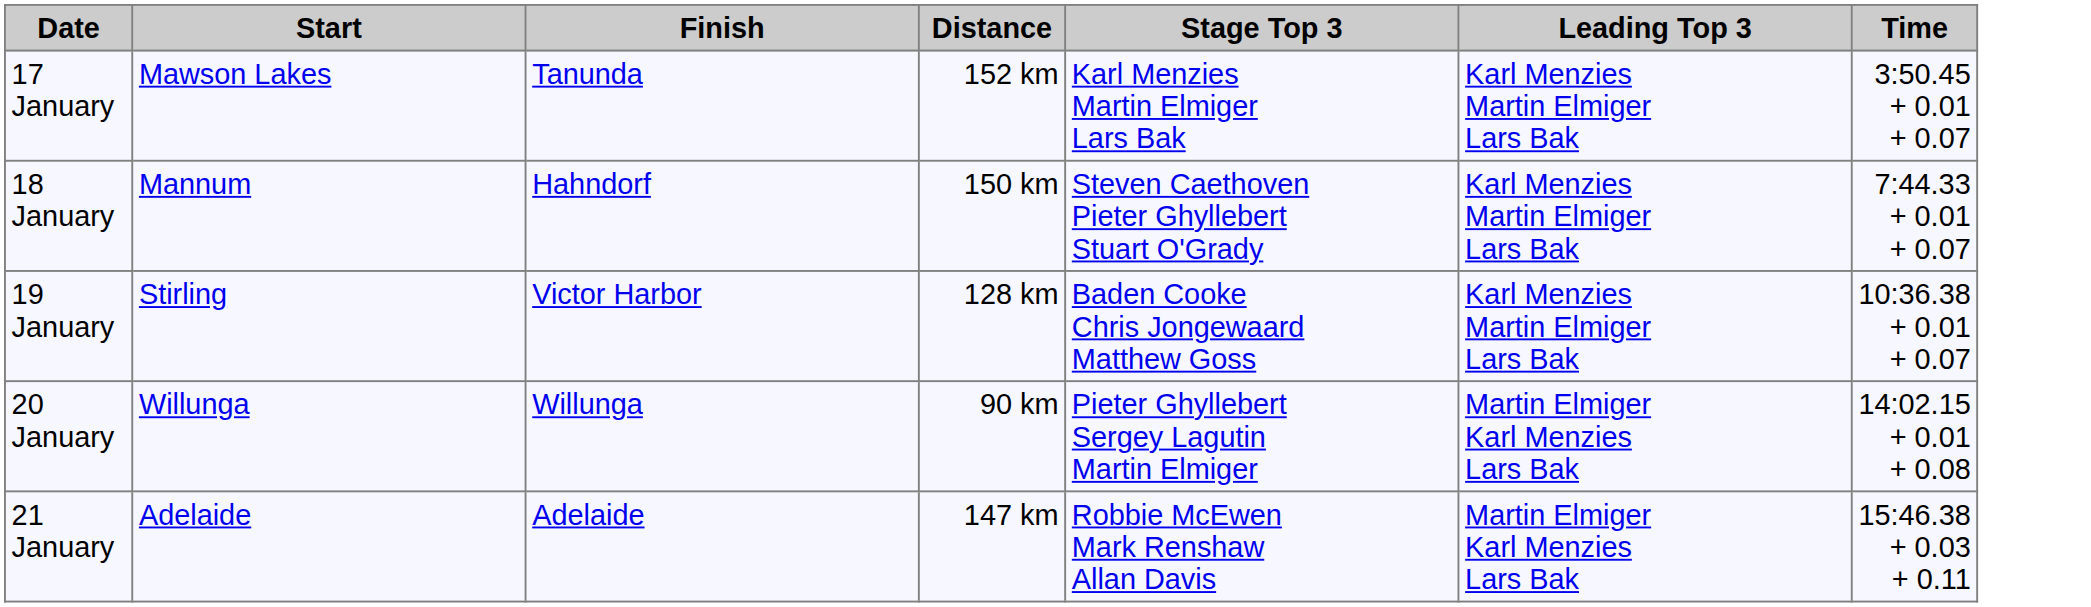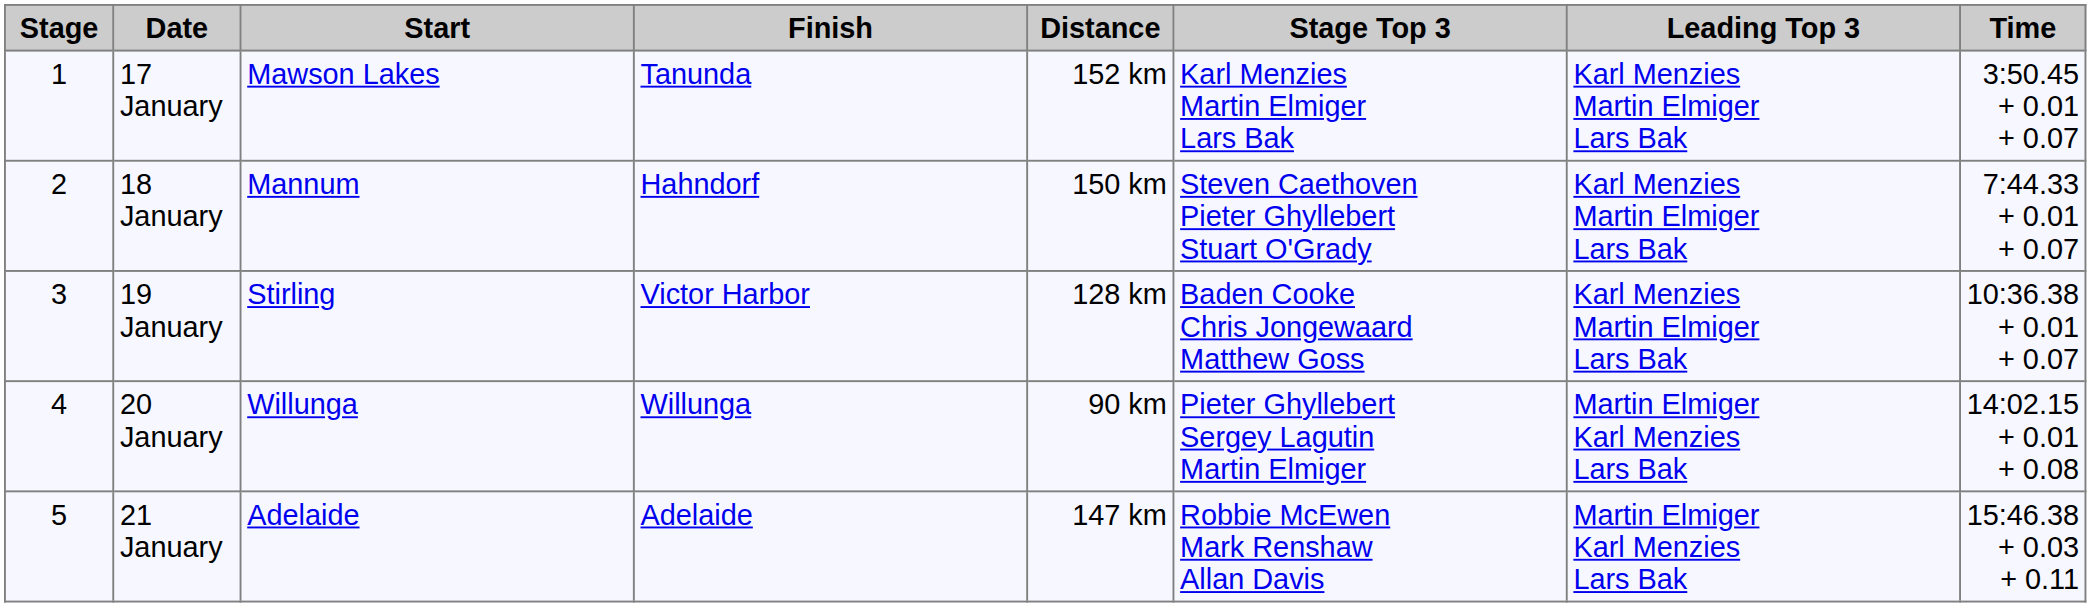+ column: (59, 28)
